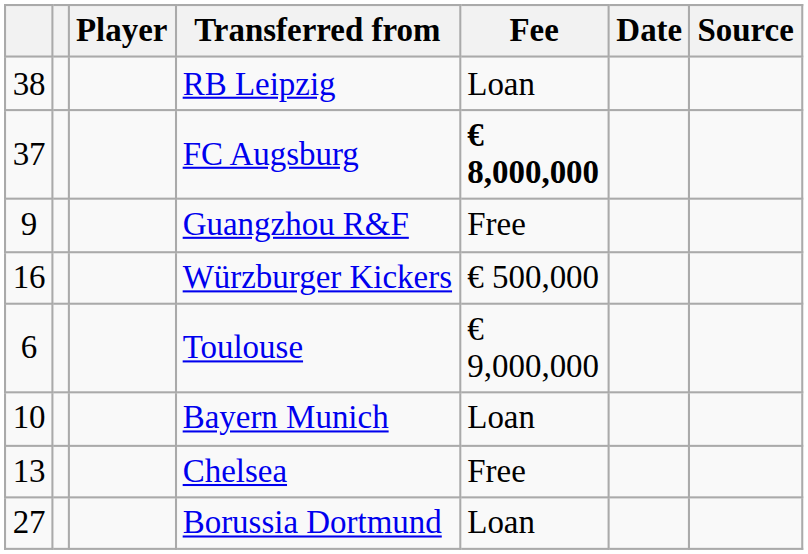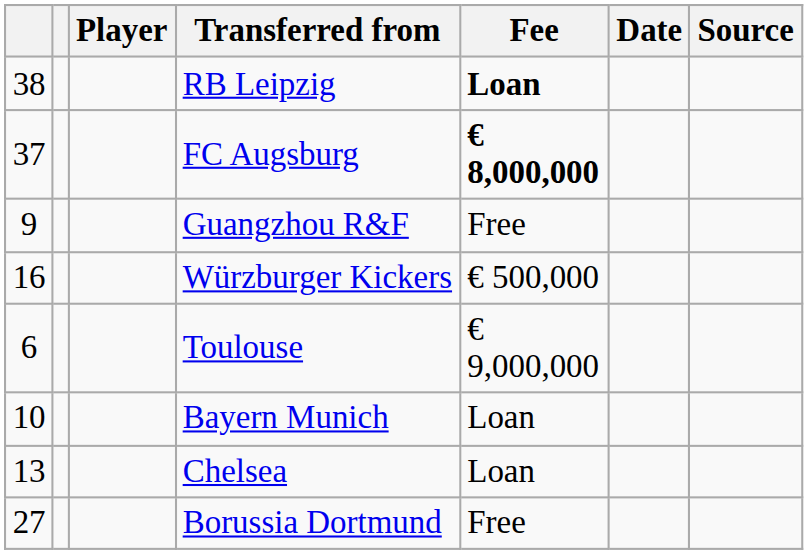(501, 82) normal -> (504, 82) bold
(497, 470) Free -> (501, 470) Loan
(501, 522) Loan -> (497, 522) Free
